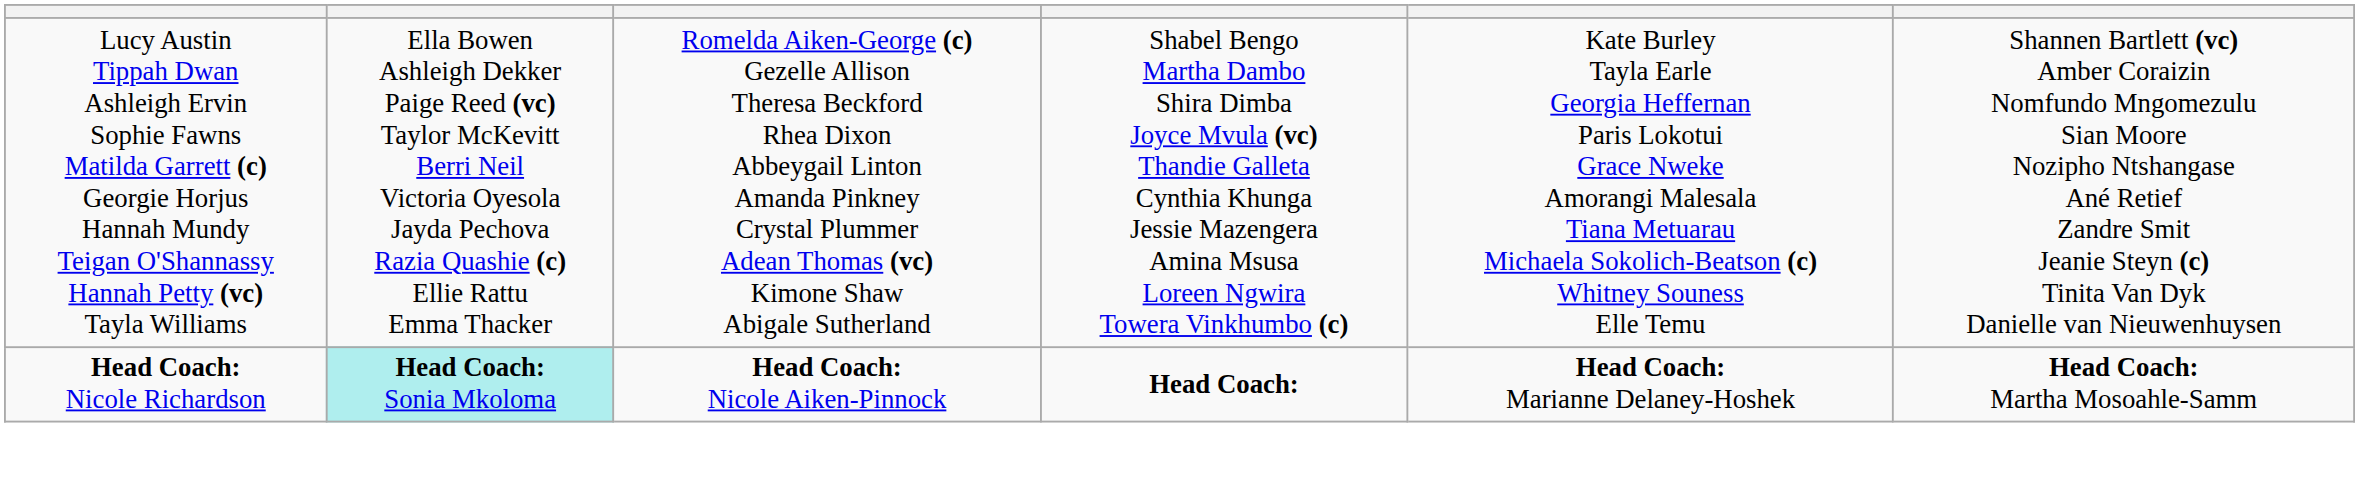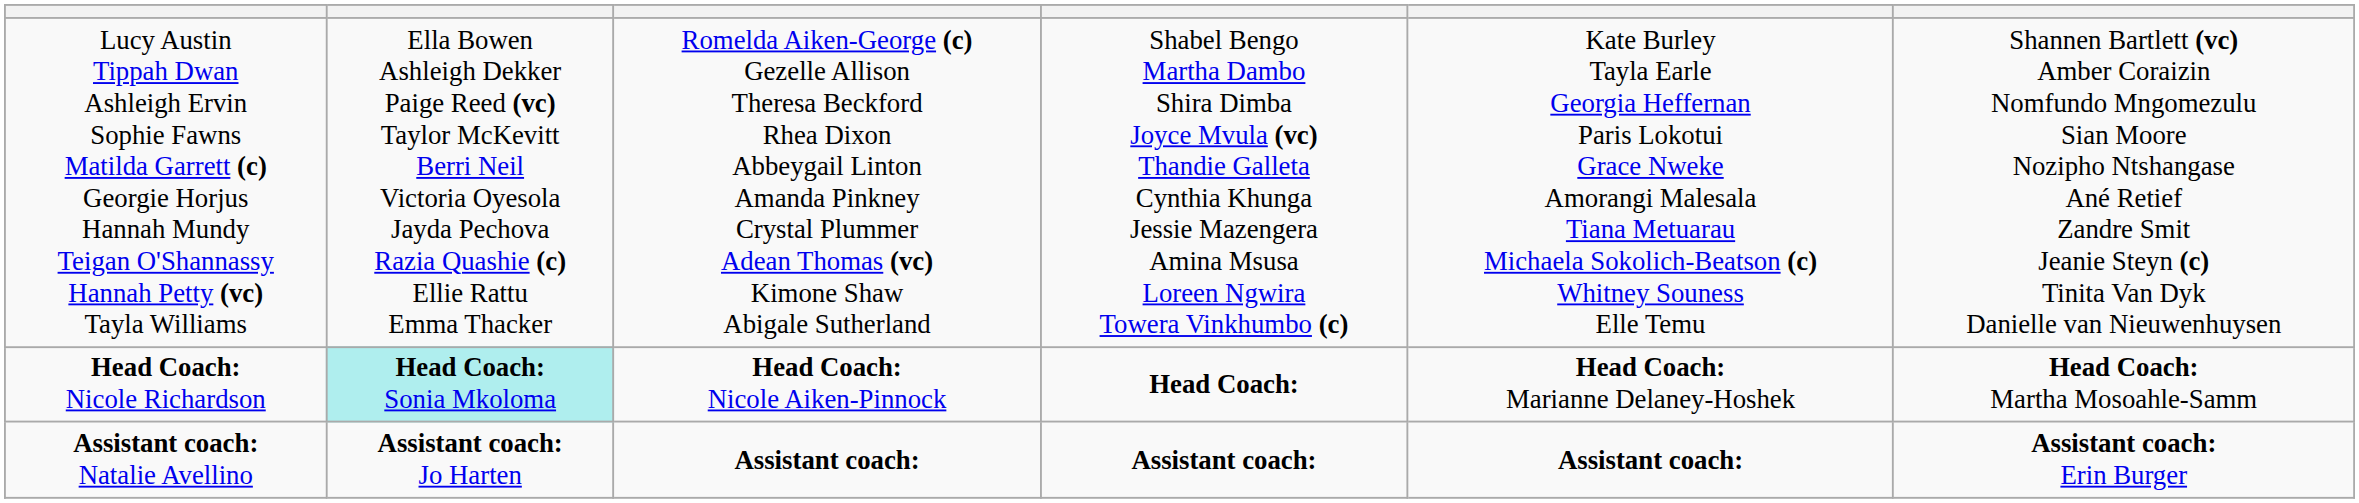+ row: (166, 459)
